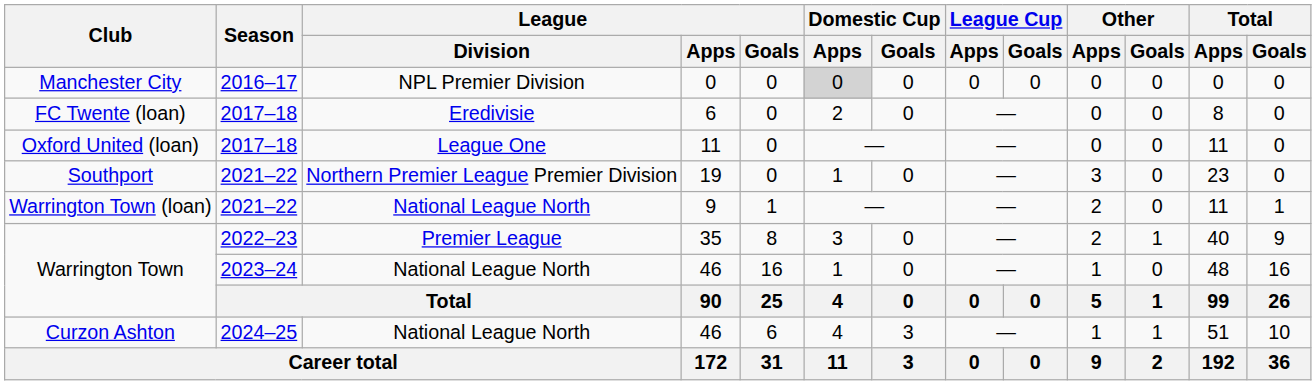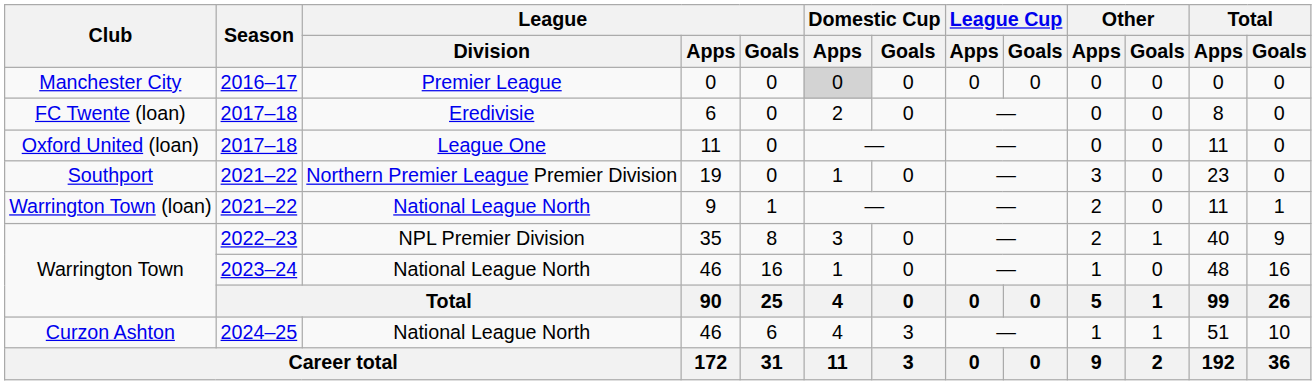(492, 82) NPL Premier Division -> (492, 82) Premier League
(492, 238) Premier League -> (492, 238) NPL Premier Division
